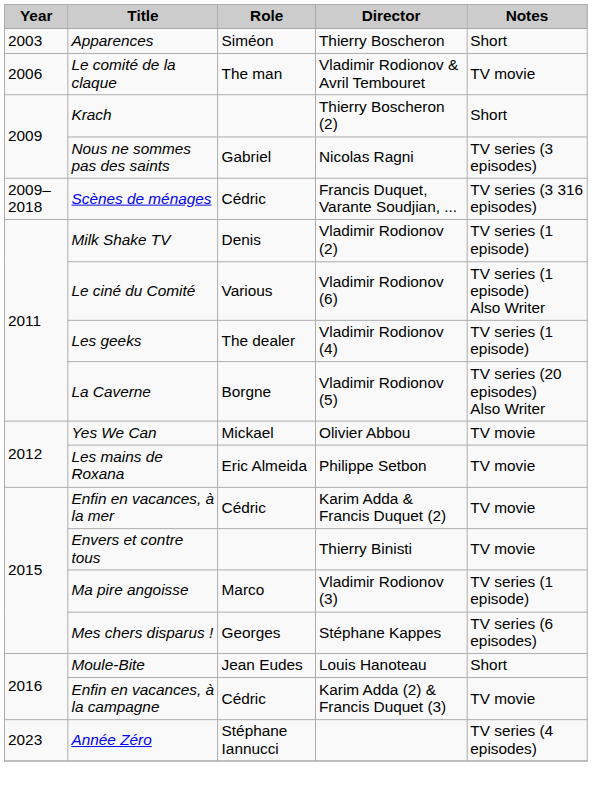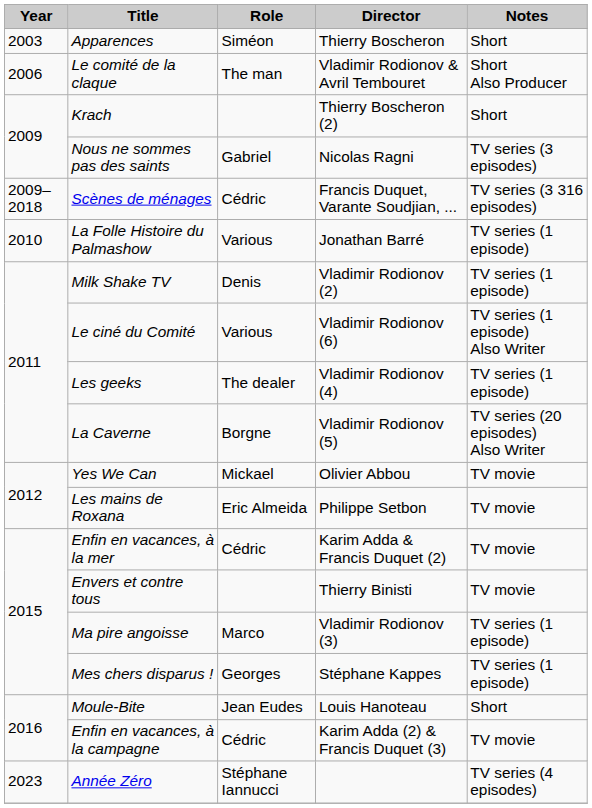(503, 74) TV movie -> (519, 74) Short Also Producer
+ row: (138, 240)
(512, 632) TV series (6 episodes) -> (512, 674) TV series (1 episode)
